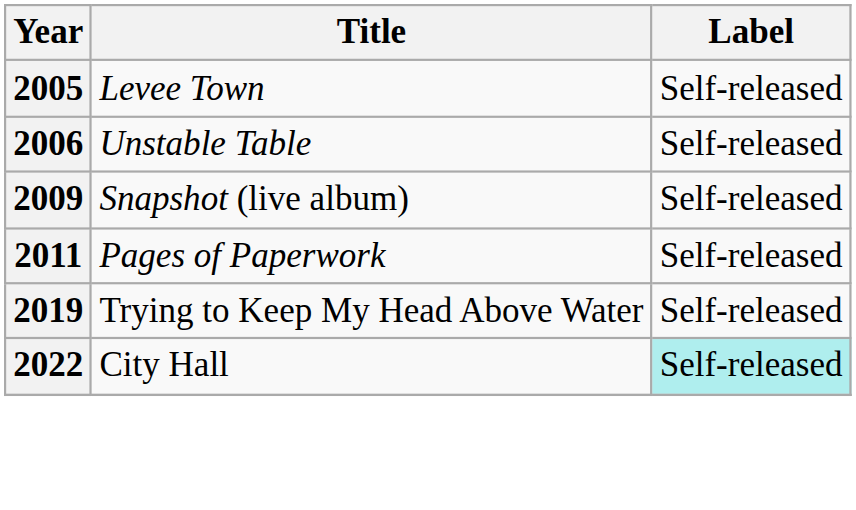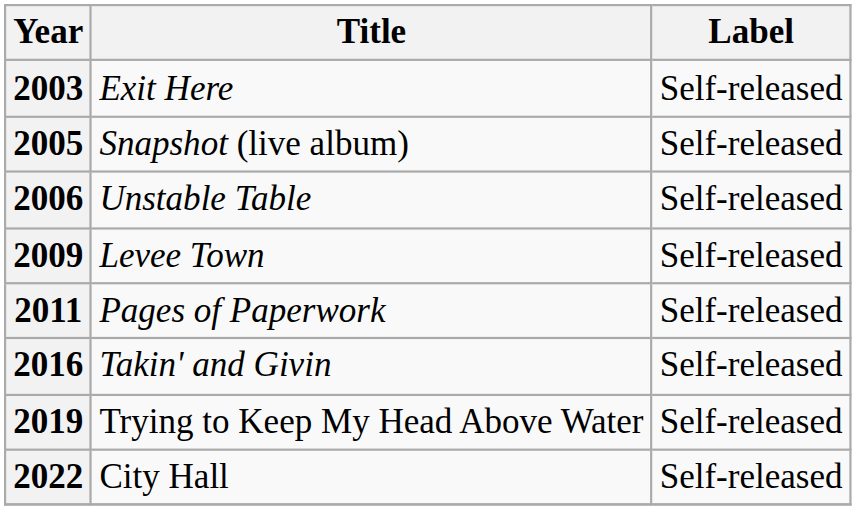+ row: (48, 87)
(182, 87) Levee Town -> (254, 143) Snapshot (live album)
(254, 198) Snapshot (live album) -> (182, 254) Levee Town
+ row: (48, 365)
(751, 365) paleturquoise background -> (751, 476) no background
